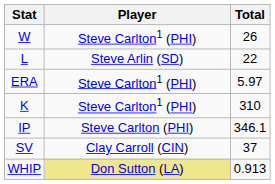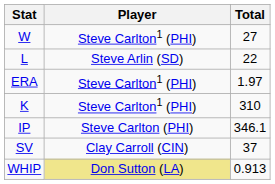(250, 37) 26 -> (250, 37) 27
(250, 81) 5.97 -> (250, 81) 1.97
